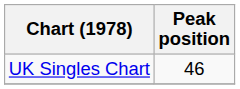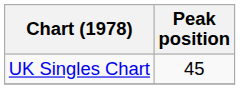(194, 68) 46 -> (194, 68) 45
